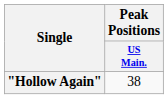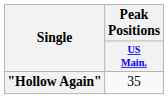(134, 82) 38 -> (134, 82) 35
